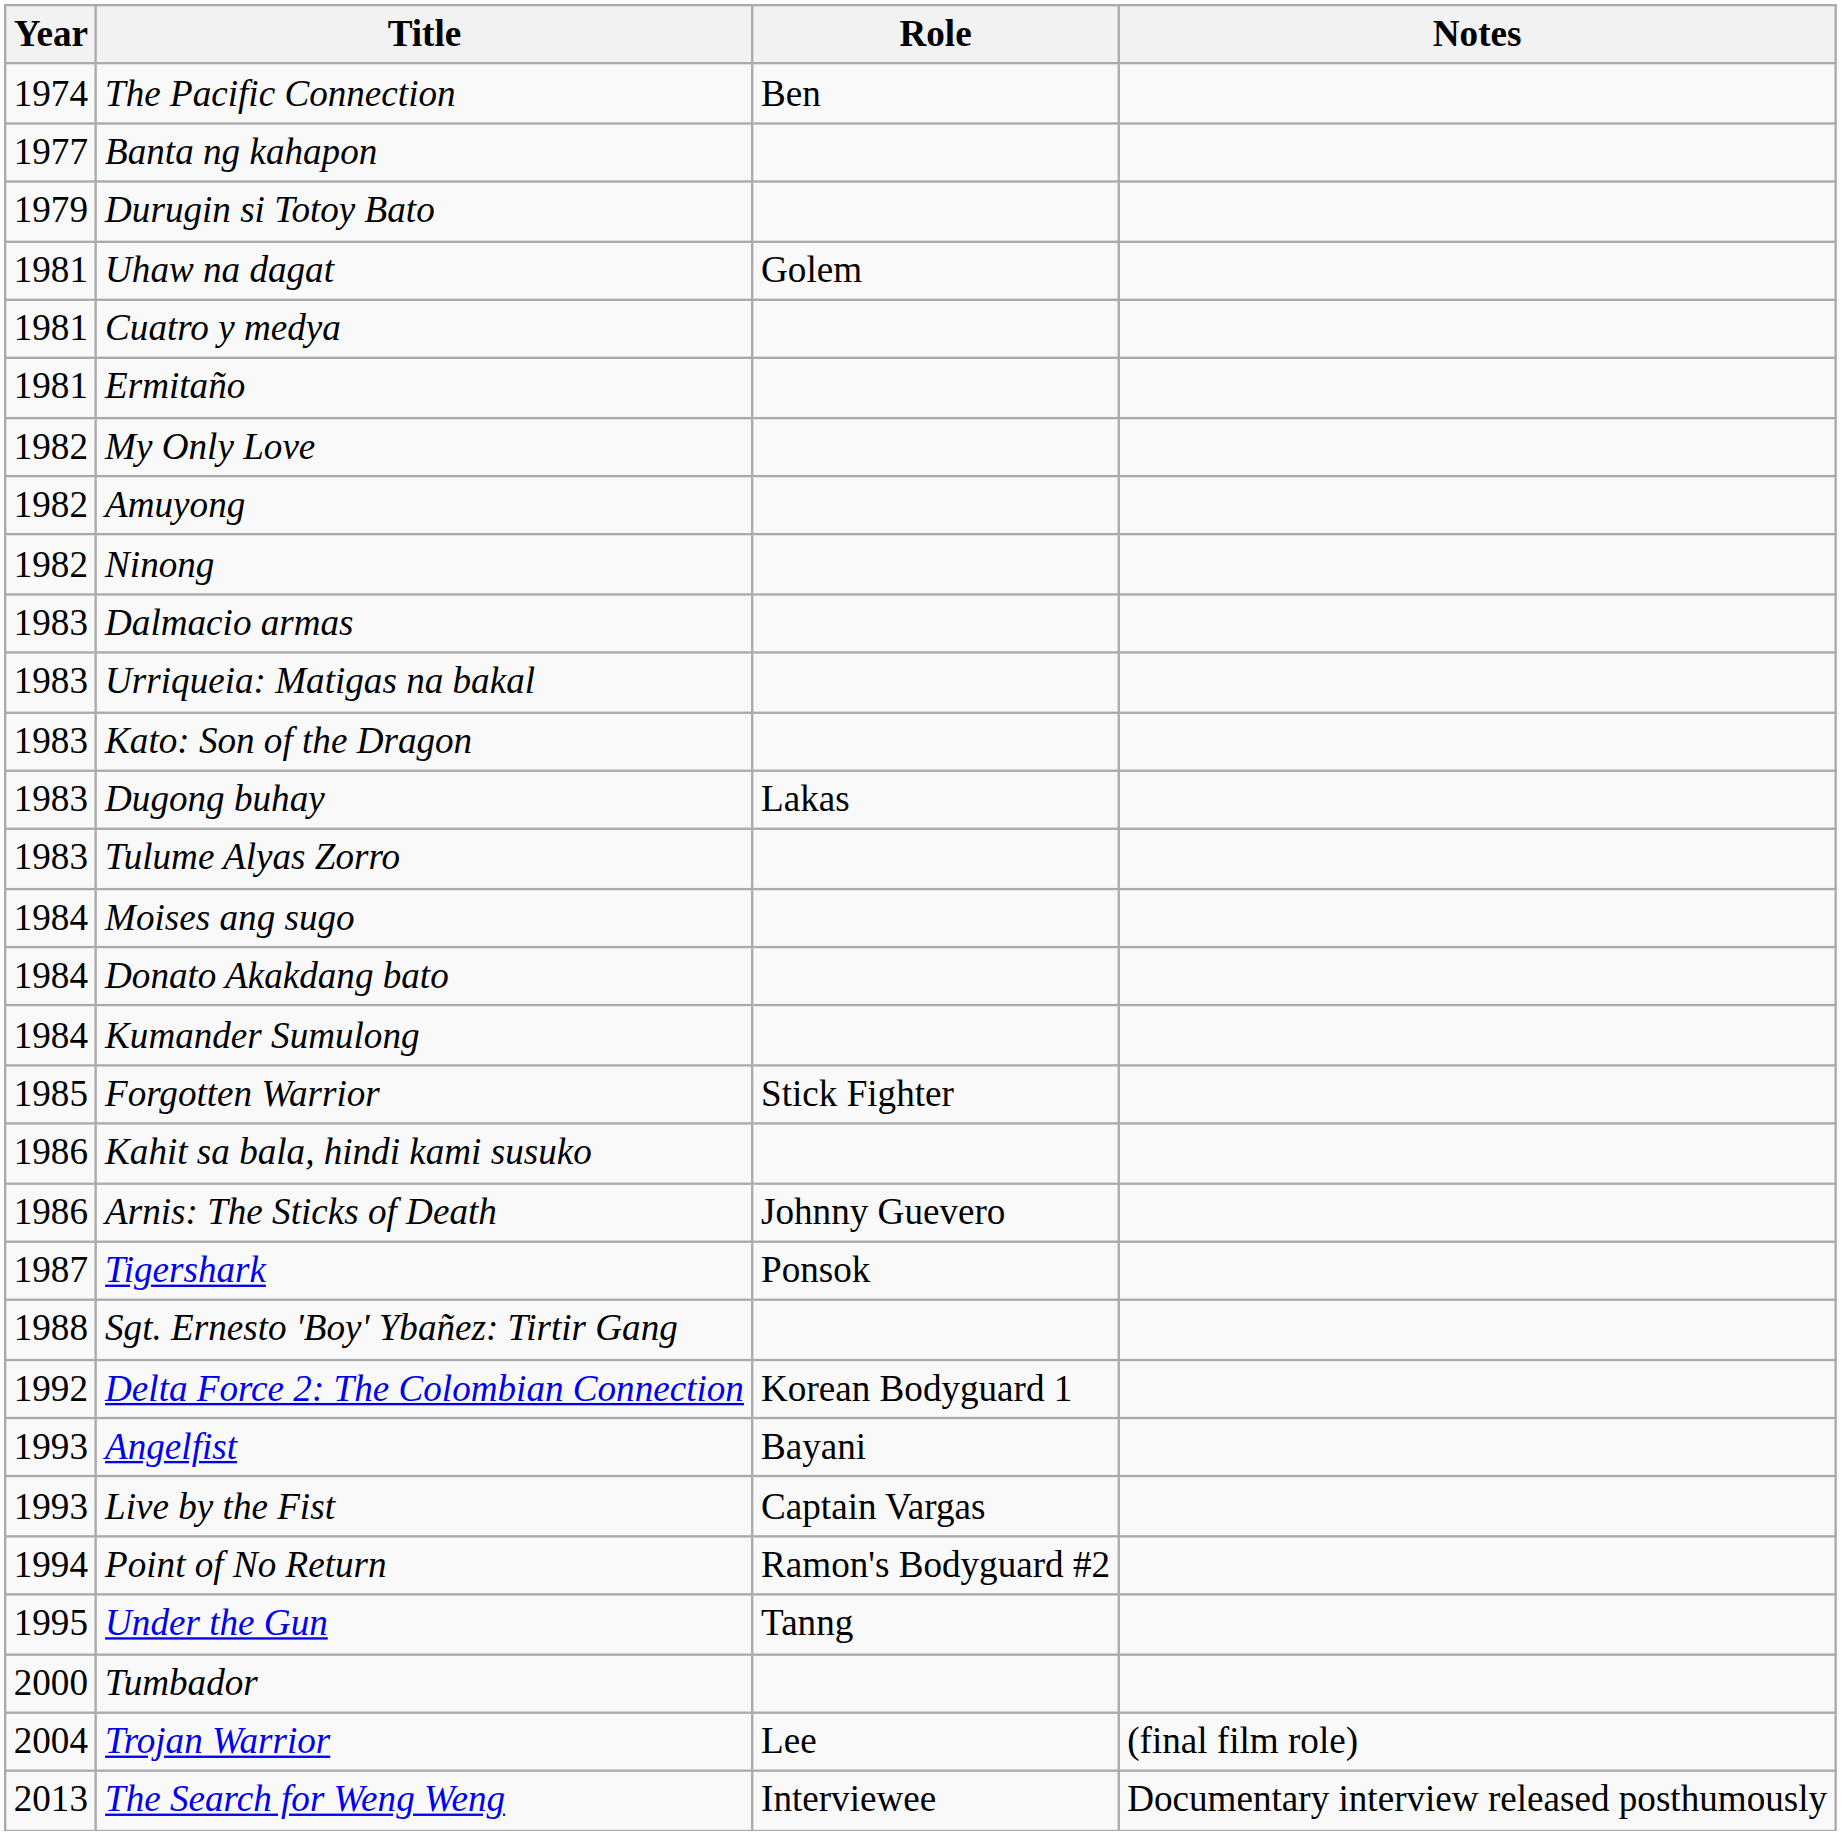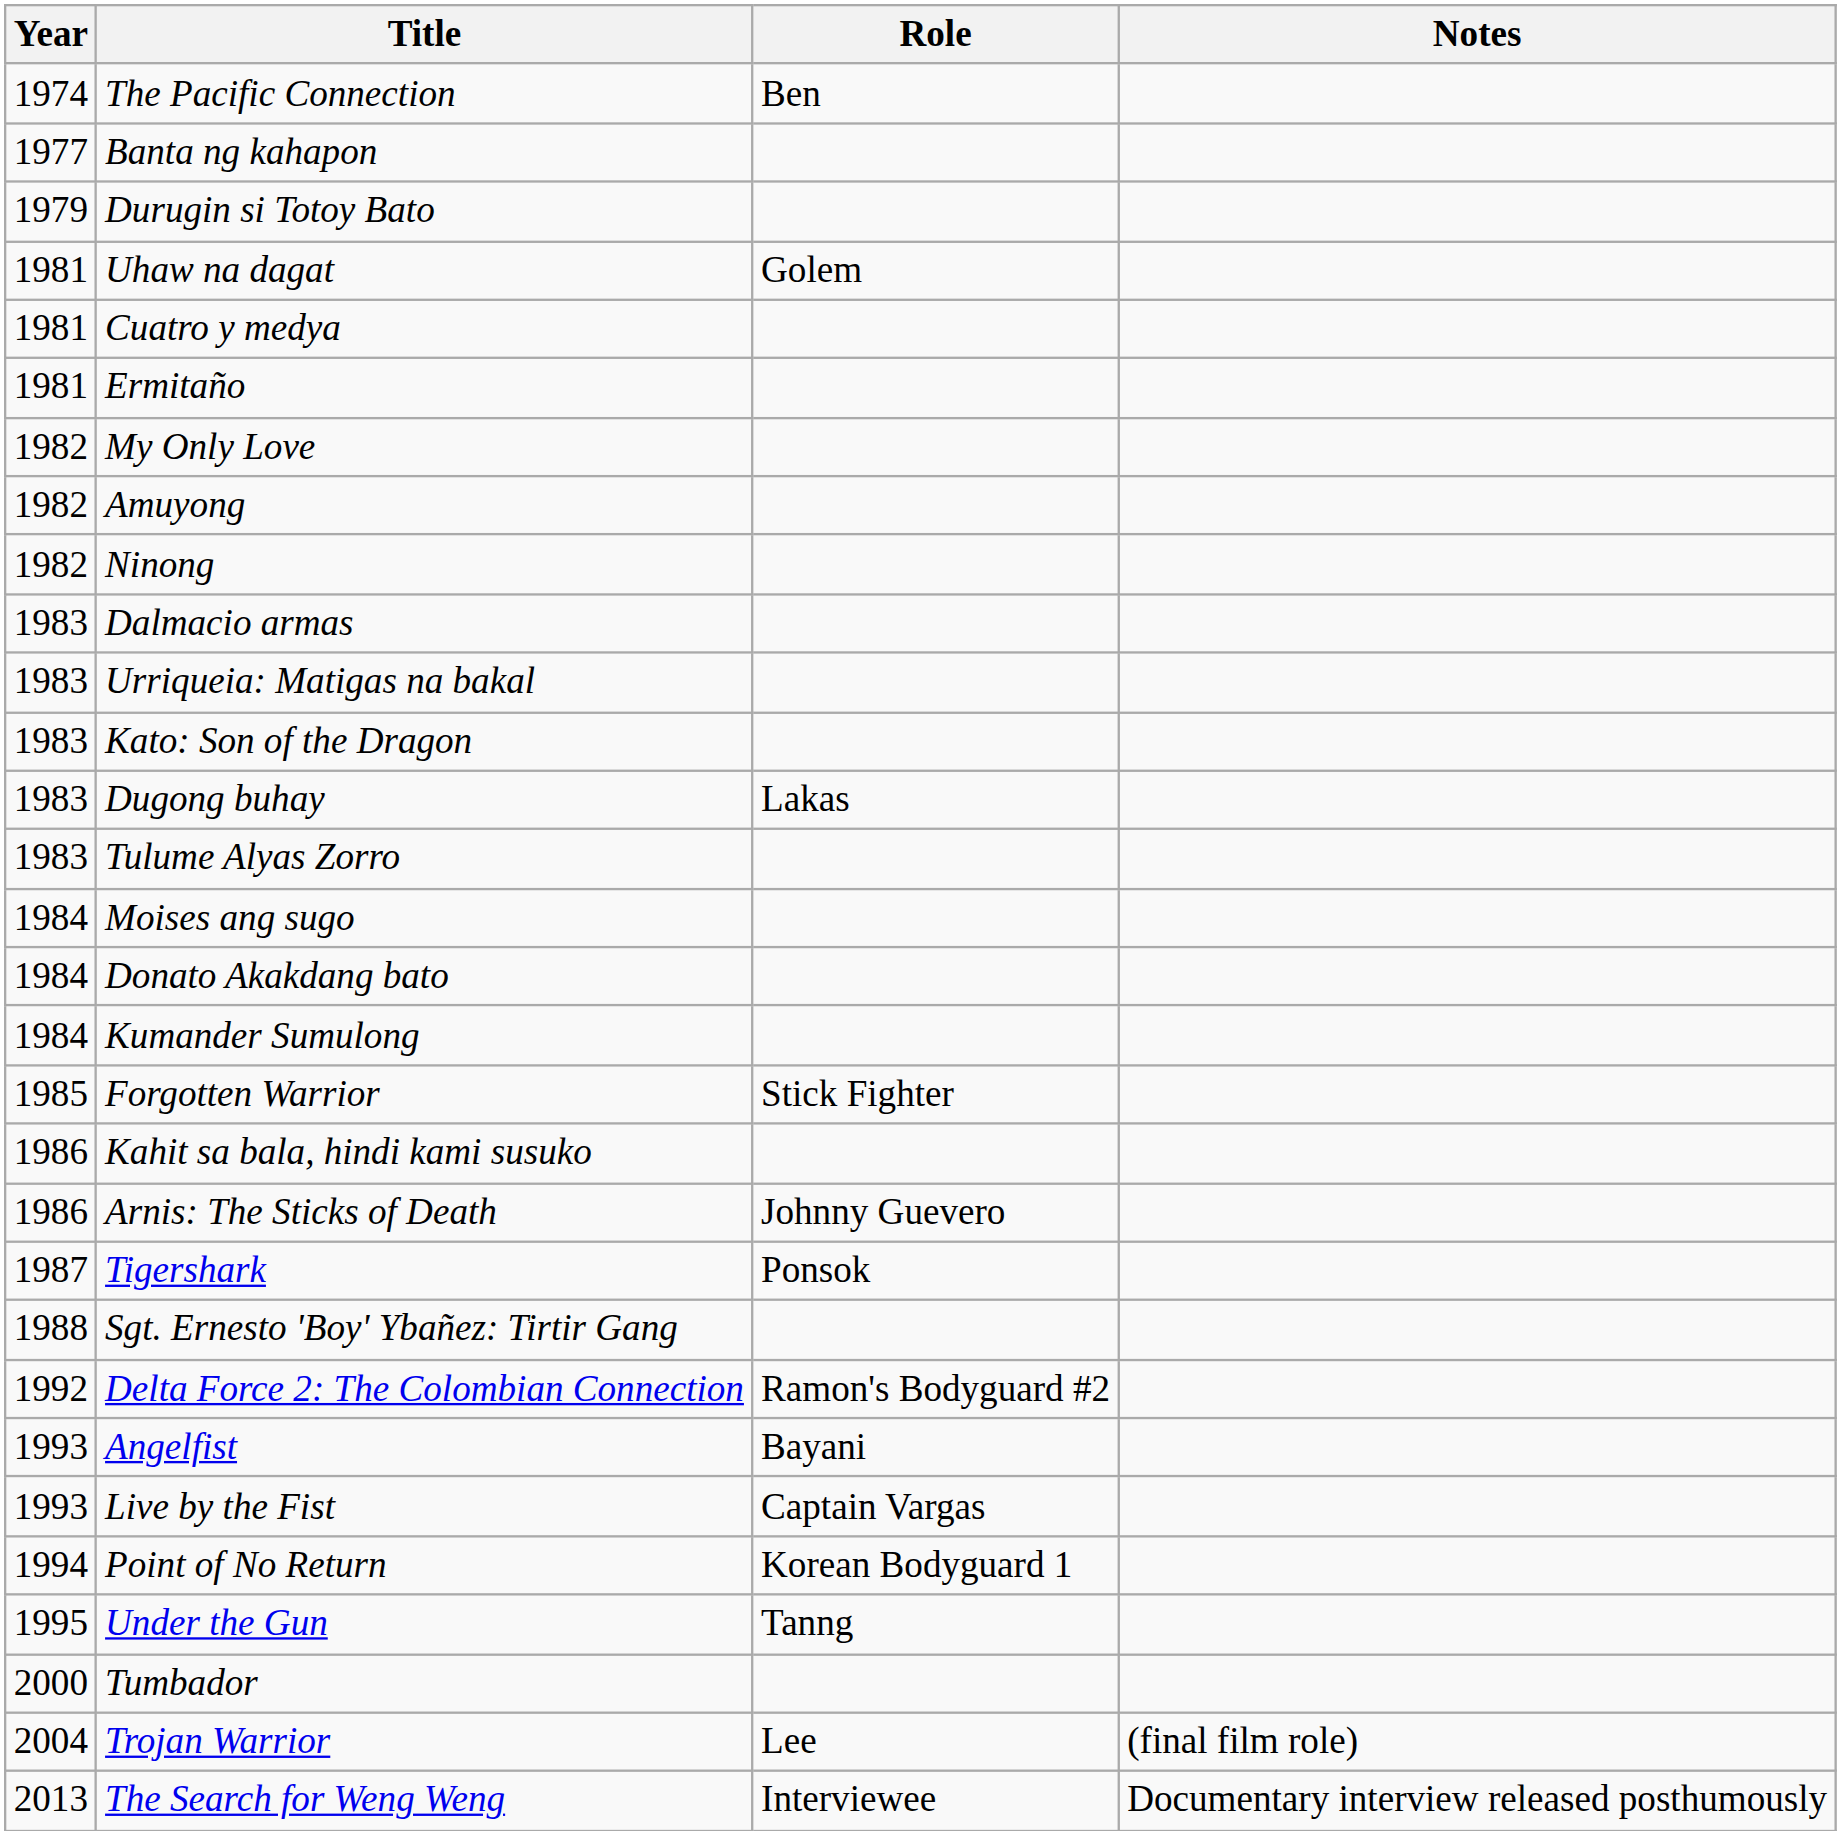(917, 1387) Korean Bodyguard 1 -> (936, 1387) Ramon's Bodyguard #2
(936, 1564) Ramon's Bodyguard #2 -> (917, 1564) Korean Bodyguard 1
